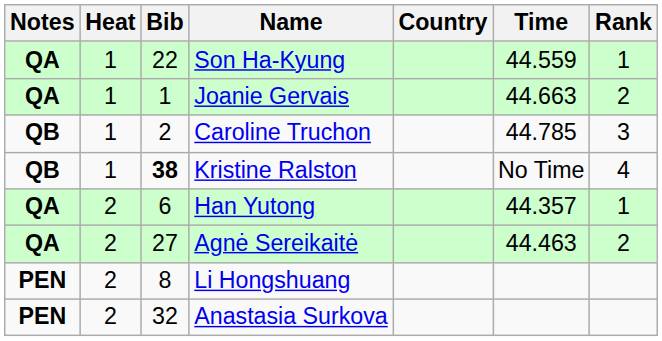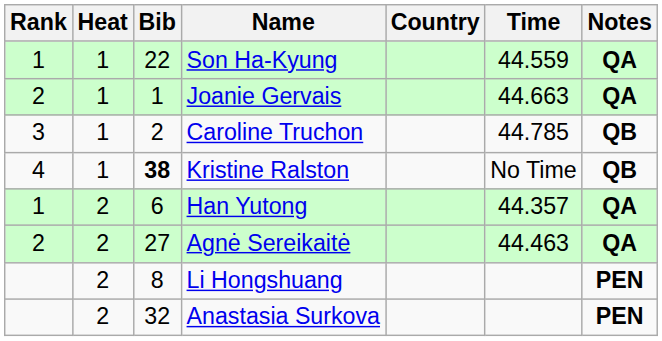columns swapped: (623, 22) <-> (42, 22)
